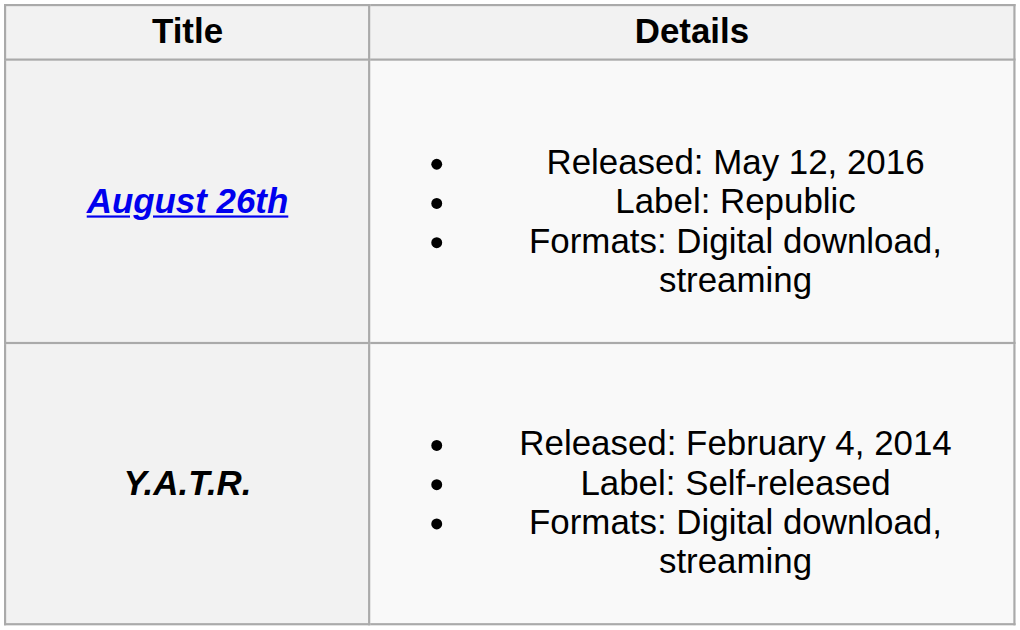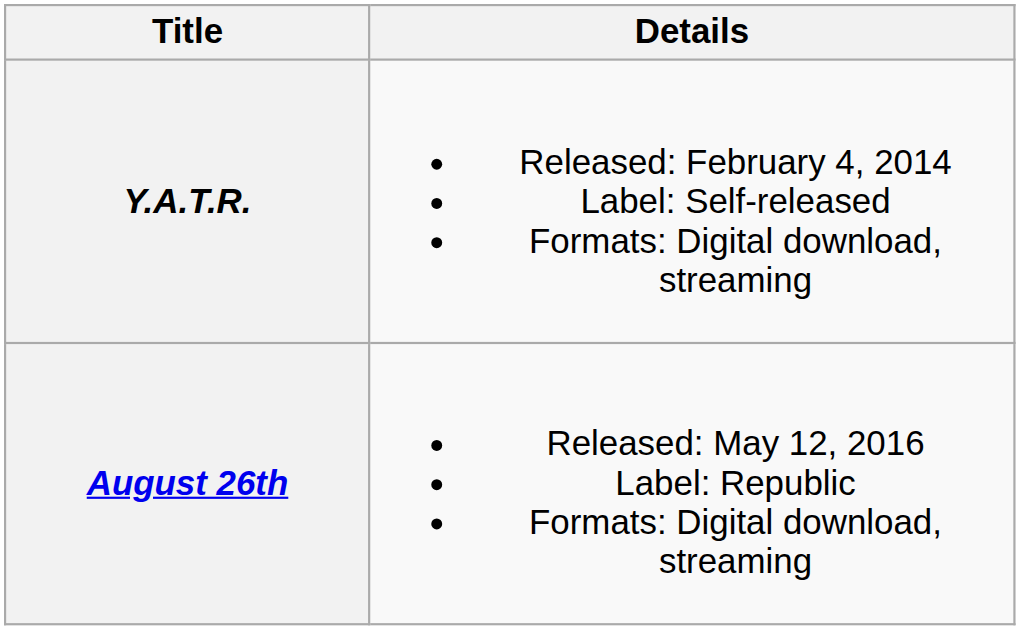rows swapped: (188, 482) <-> (188, 200)
